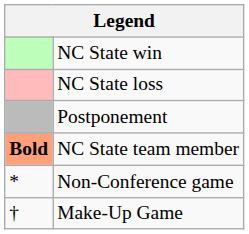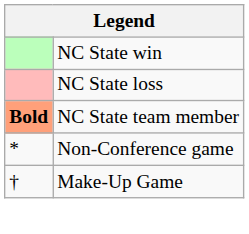- row: (112, 117)
